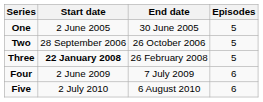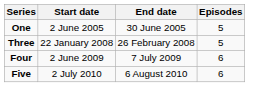- row: (21, 43)
(83, 58) bold -> (77, 43) normal
